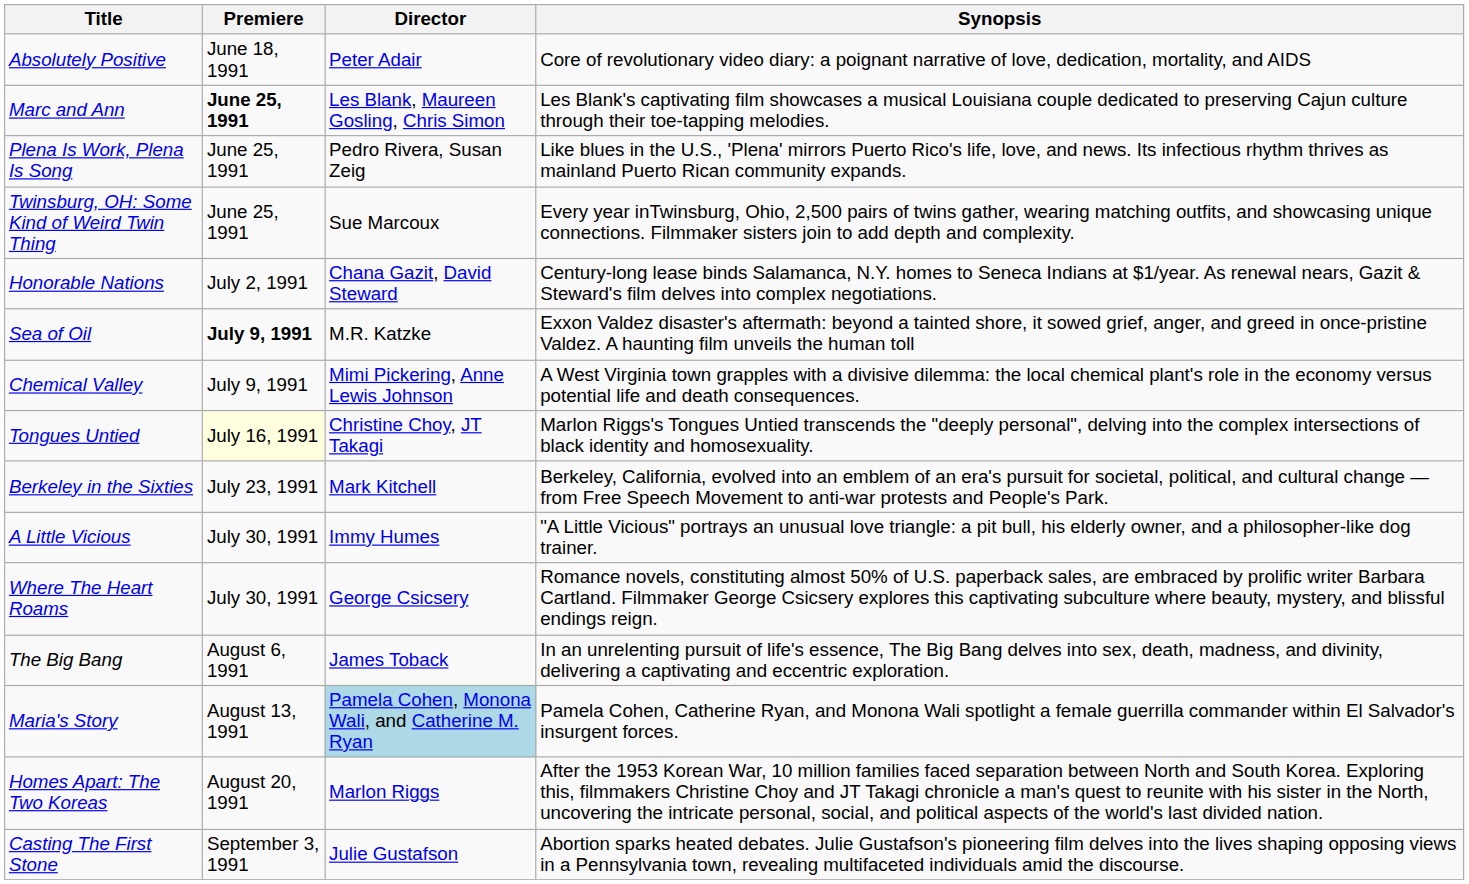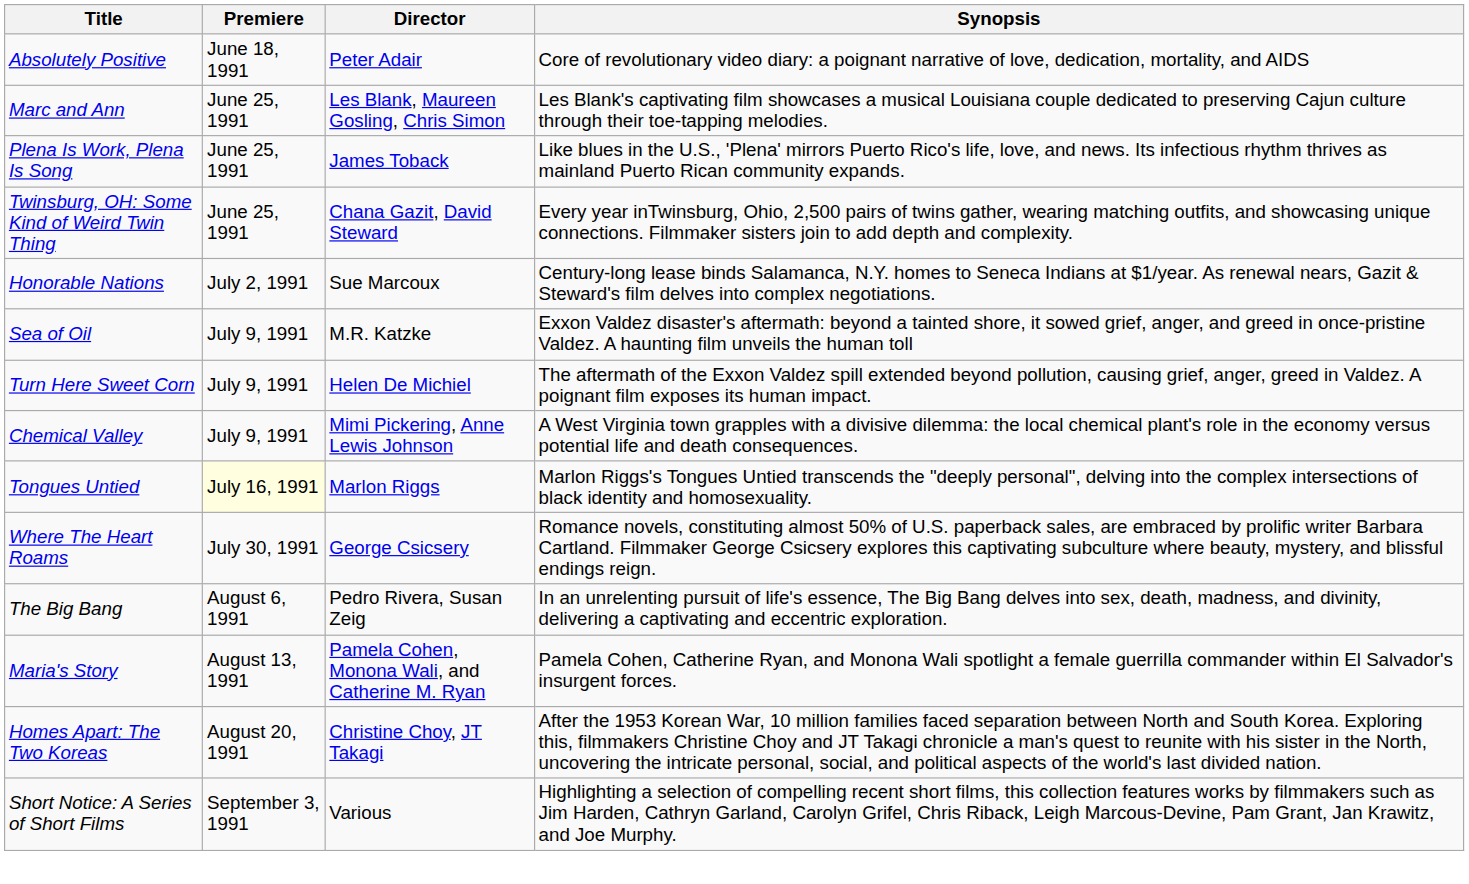(244, 110) bold -> (243, 110) normal
(415, 161) Pedro Rivera, Susan Zeig -> (389, 161) James Toback
(384, 222) Sue Marcoux -> (410, 222) Chana Gazit, David Steward
(410, 283) Chana Gazit, David Steward -> (384, 283) Sue Marcoux
(259, 334) bold -> (258, 334) normal
+ row: (102, 385)
(405, 435) Christine Choy, JT Takagi -> (384, 486) Marlon Riggs
- row: (101, 486)
- row: (70, 537)
(389, 659) James Toback -> (416, 609) Pedro Rivera, Susan Zeig
(430, 721) lightblue background -> (407, 670) no background
(384, 793) Marlon Riggs -> (406, 742) Christine Choy, JT Takagi
+ row: (100, 814)
- row: (80, 854)
